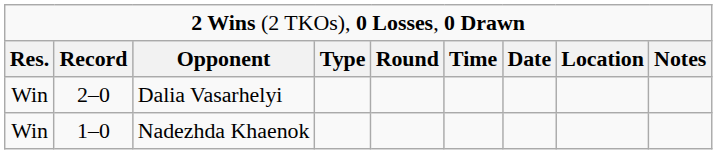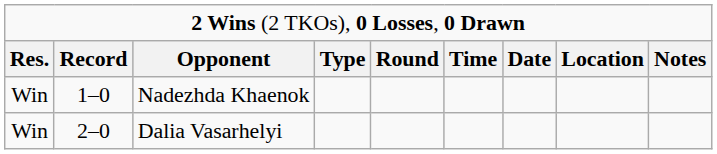rows swapped: (210, 94) <-> (224, 131)
